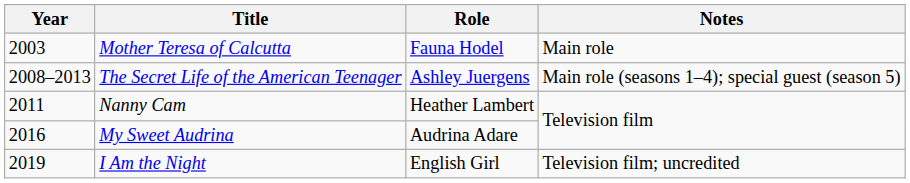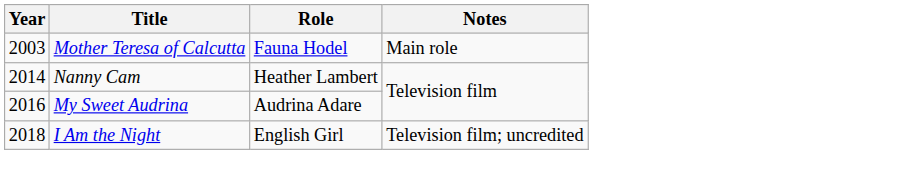- row: (250, 76)
(27, 105) 2011 -> (27, 76) 2014
(27, 163) 2019 -> (27, 134) 2018
